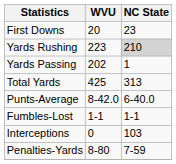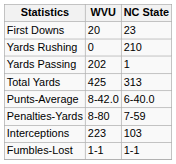(97, 47) 223 -> (91, 47) 0
(133, 47) lightgrey background -> (133, 47) no background
rows swapped: (40, 116) <-> (45, 151)
(91, 133) 0 -> (97, 133) 223
